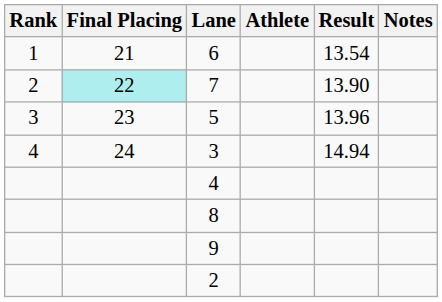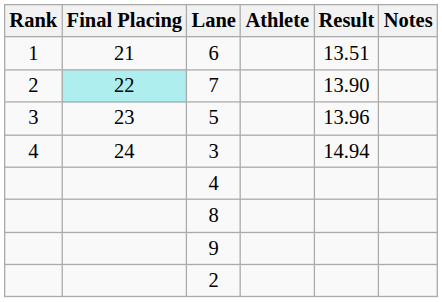(346, 53) 13.54 -> (346, 53) 13.51
